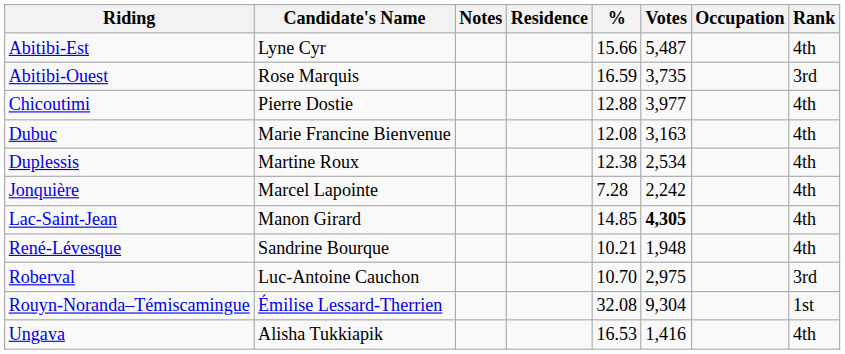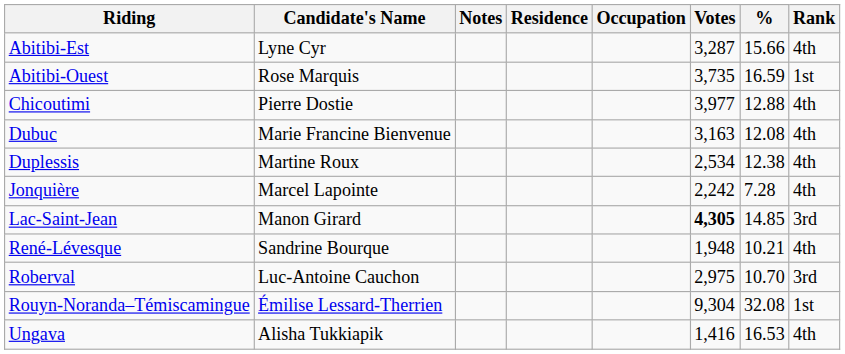columns swapped: (740, 18) <-> (617, 18)
(666, 47) 5,487 -> (714, 47) 3,287
(805, 76) 3rd -> (804, 76) 1st
(805, 219) 4th -> (805, 219) 3rd
